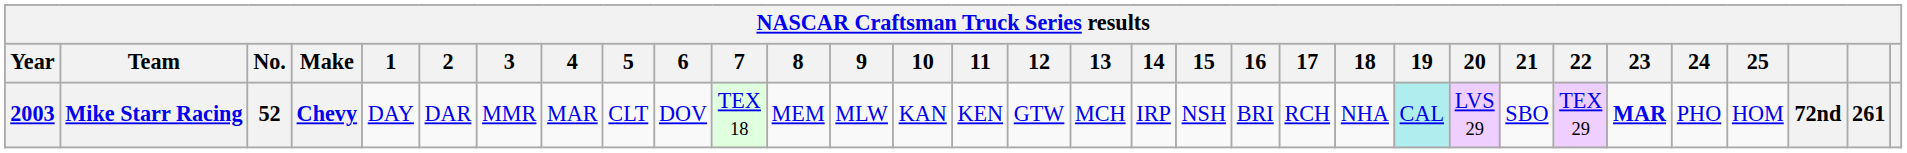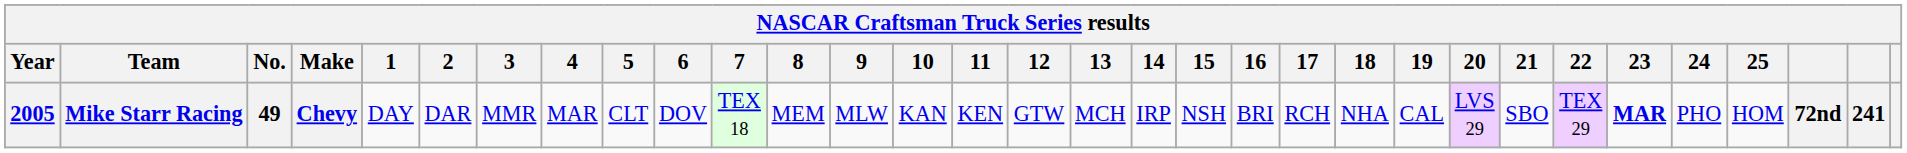(32, 114) 2003 -> (32, 114) 2005
(270, 114) 52 -> (270, 114) 49
(1422, 114) paleturquoise background -> (1422, 114) no background
(1869, 114) 261 -> (1869, 114) 241
